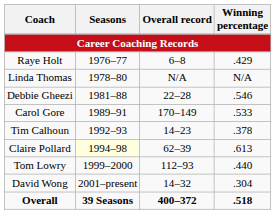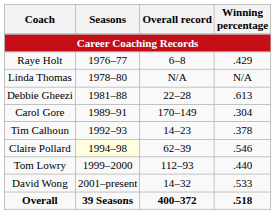(243, 95) .546 -> (243, 95) .613
(243, 113) .533 -> (243, 113) .304
(243, 148) .613 -> (243, 148) .546
(243, 183) .304 -> (243, 183) .533
